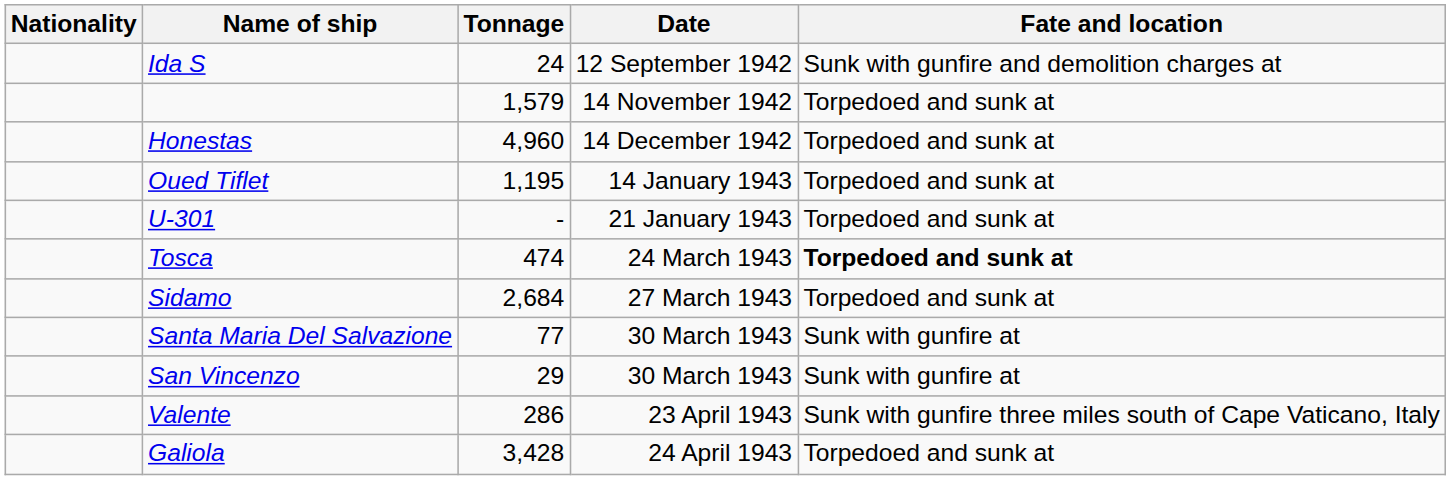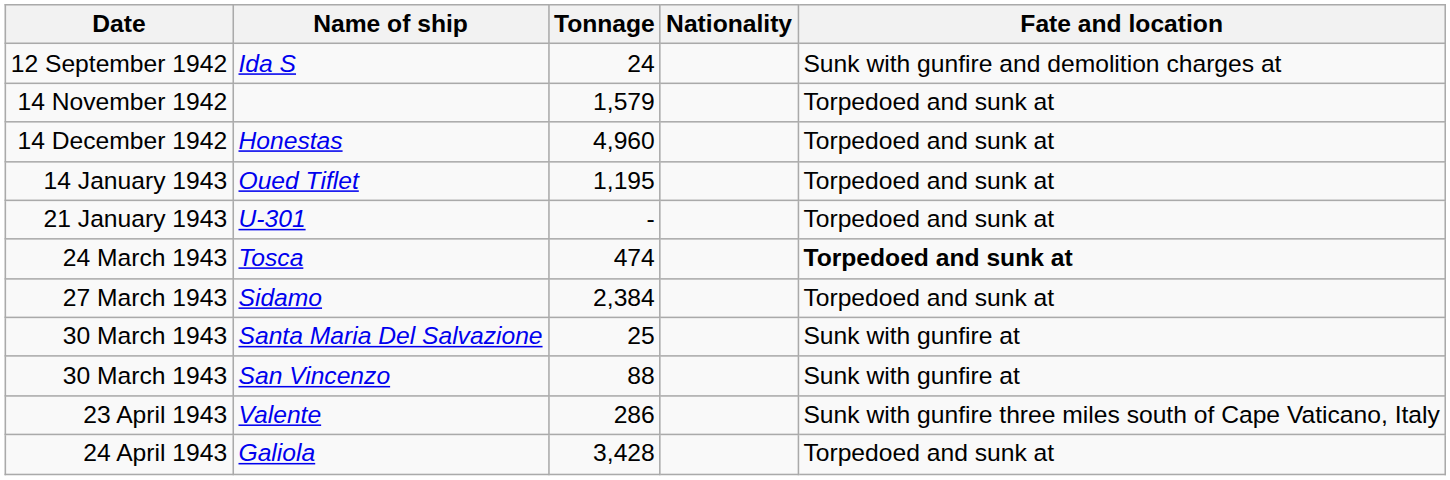columns swapped: (684, 24) <-> (74, 24)
(533, 297) 2,684 -> (624, 297) 2,384
(551, 336) 77 -> (641, 336) 25
(551, 375) 29 -> (641, 375) 88
